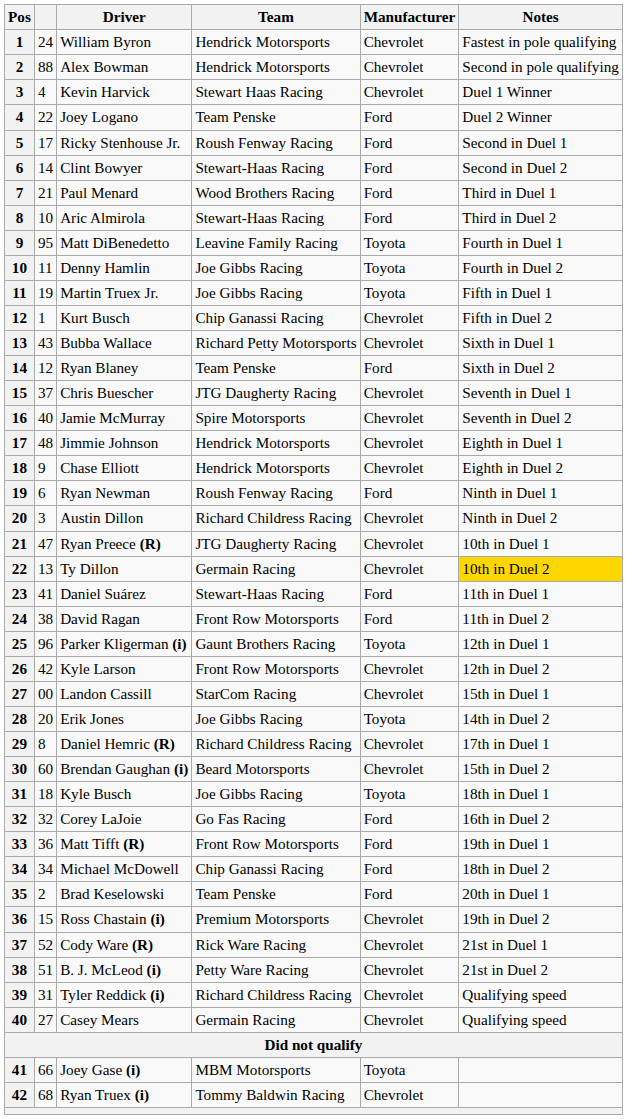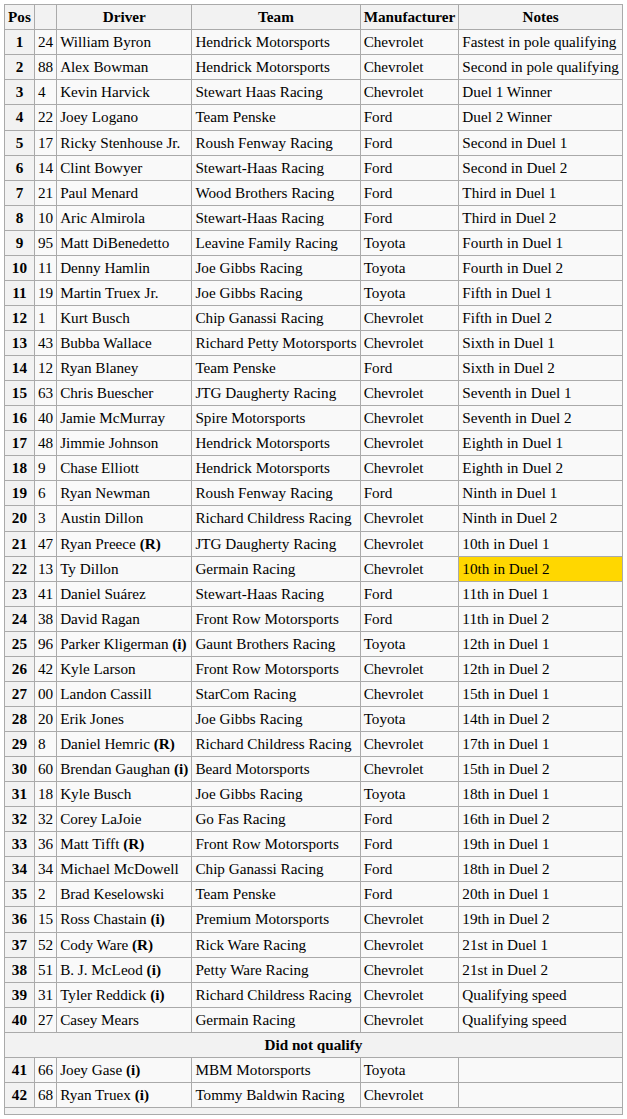(45, 393) 37 -> (45, 393) 63
